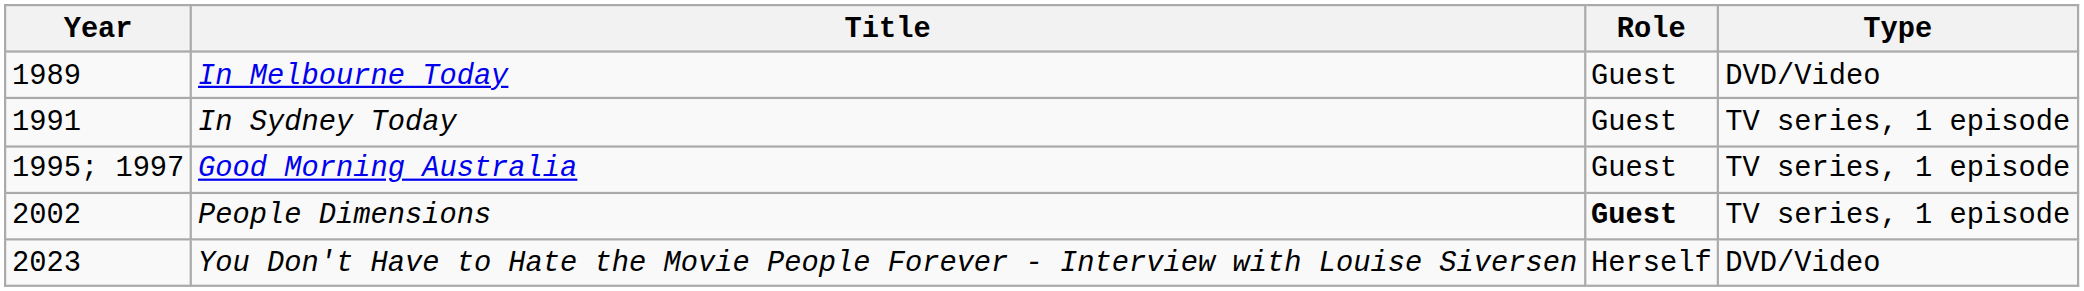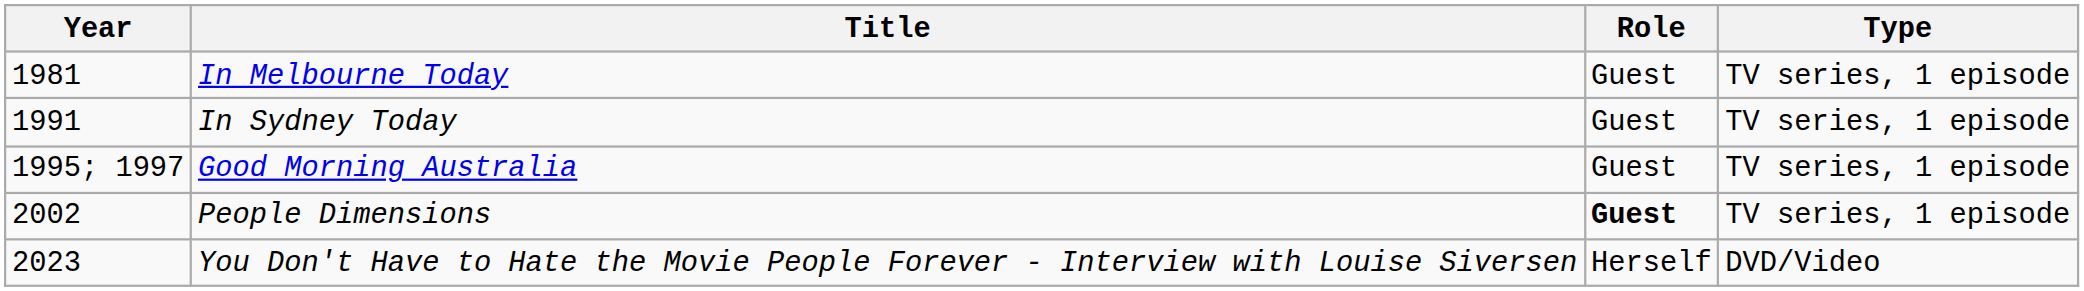(46, 75) 1989 -> (46, 75) 1981
(1803, 75) DVD/Video -> (1898, 75) TV series, 1 episode
